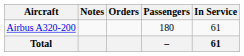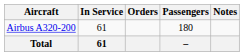columns swapped: (216, 12) <-> (92, 12)
